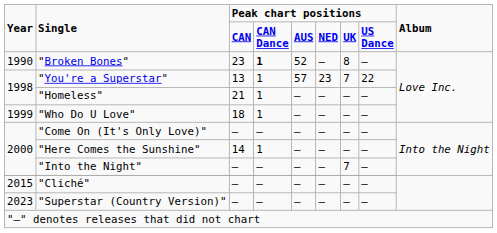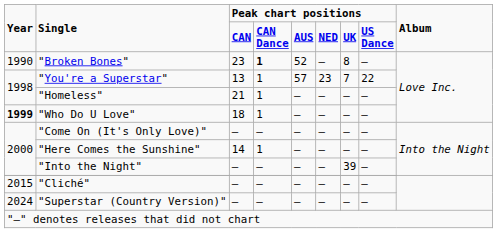(20, 114) normal -> (20, 114) bold
(346, 166) 7 -> (350, 166) 39
(20, 202) 2023 -> (20, 202) 2024
